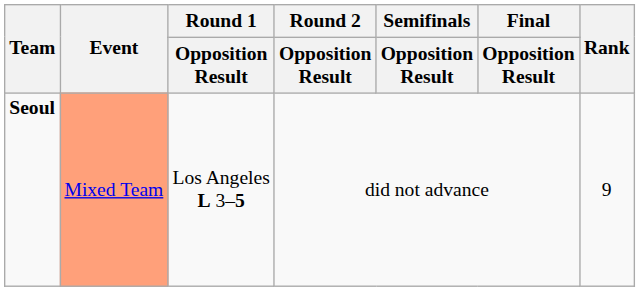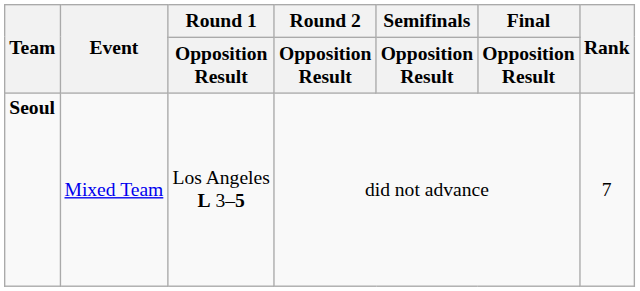(114, 189) lightsalmon background -> (114, 189) no background
(607, 189) 9 -> (607, 189) 7
